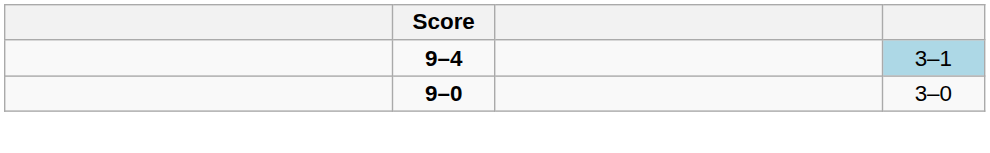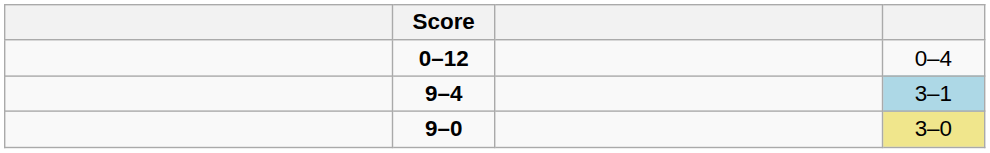+ row: (444, 57)
(933, 93) no background -> (933, 128) khaki background
